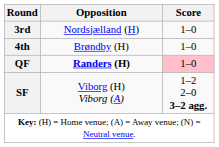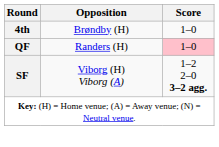- row: (22, 30)
(101, 64) bold -> (101, 47) normal
